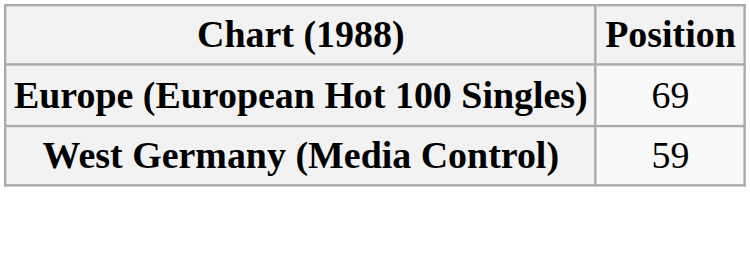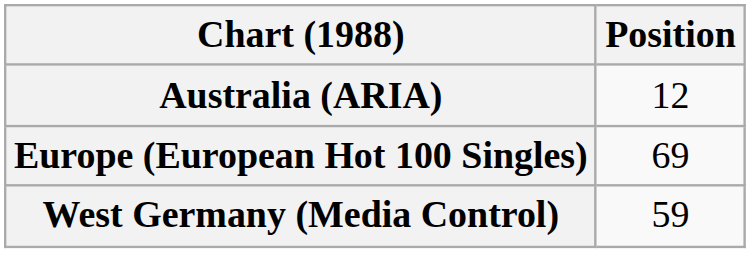+ row: (301, 94)
